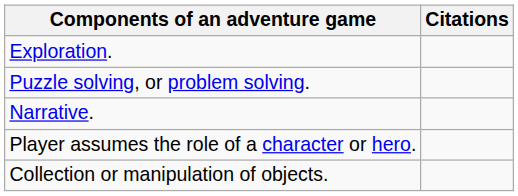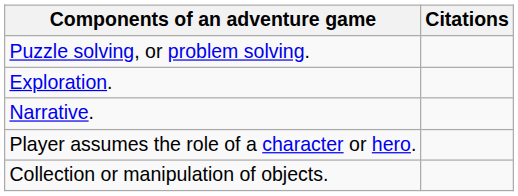rows swapped: (160, 82) <-> (61, 51)
